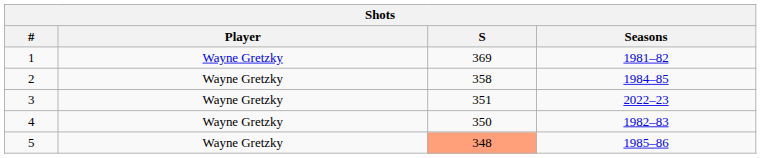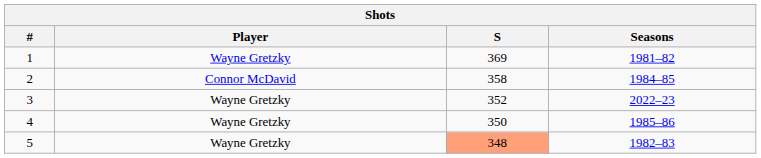(243, 79) Wayne Gretzky -> (250, 79) Connor McDavid
(482, 100) 351 -> (497, 100) 352
(646, 121) 1982–83 -> (652, 121) 1985–86
(646, 143) 1985–86 -> (652, 143) 1982–83
